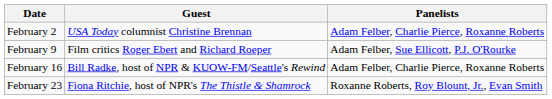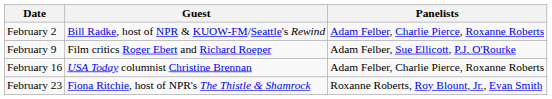(160, 31) USA Today columnist Christine Brennan -> (196, 31) Bill Radke, host of NPR & KUOW-FM/Seattle's Rewind
(196, 67) Bill Radke, host of NPR & KUOW-FM/Seattle's Rewind -> (160, 67) USA Today columnist Christine Brennan
